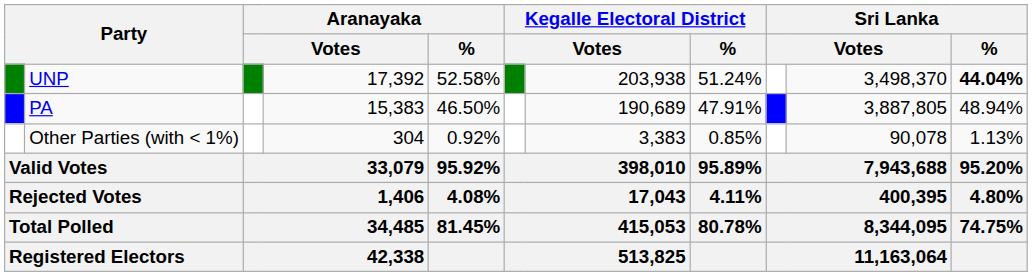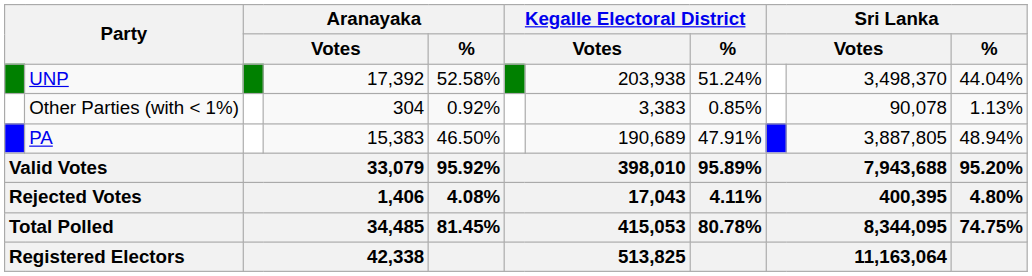(991, 78) bold -> (991, 78) normal
rows swapped: (41, 108) <-> (134, 138)
